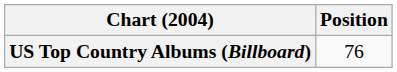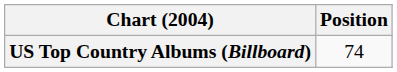(354, 51) 76 -> (354, 51) 74
